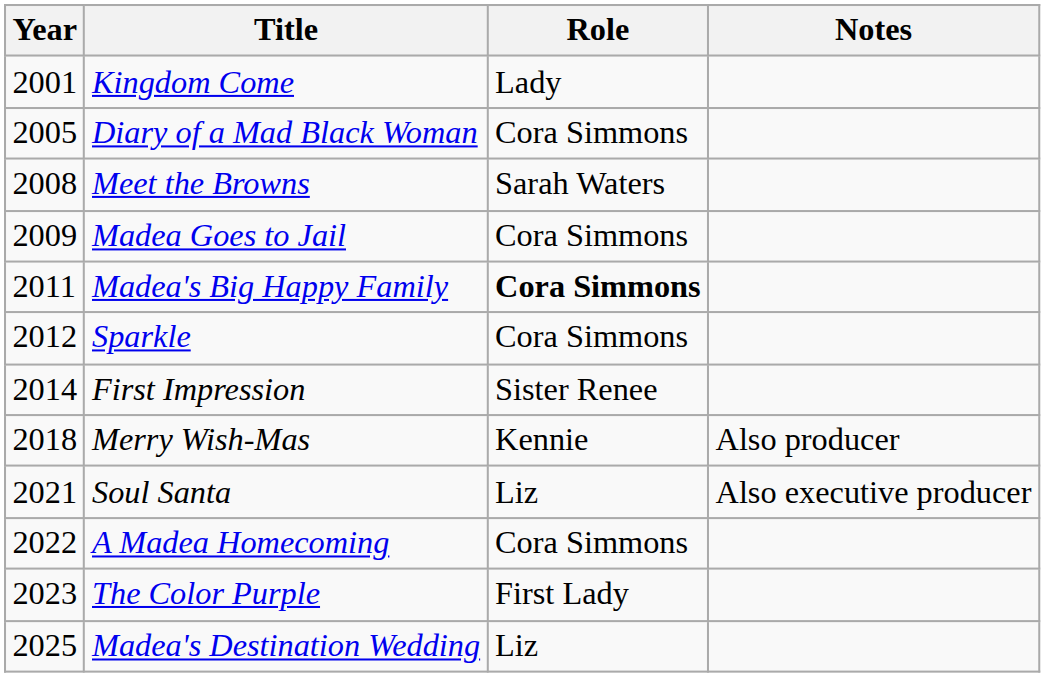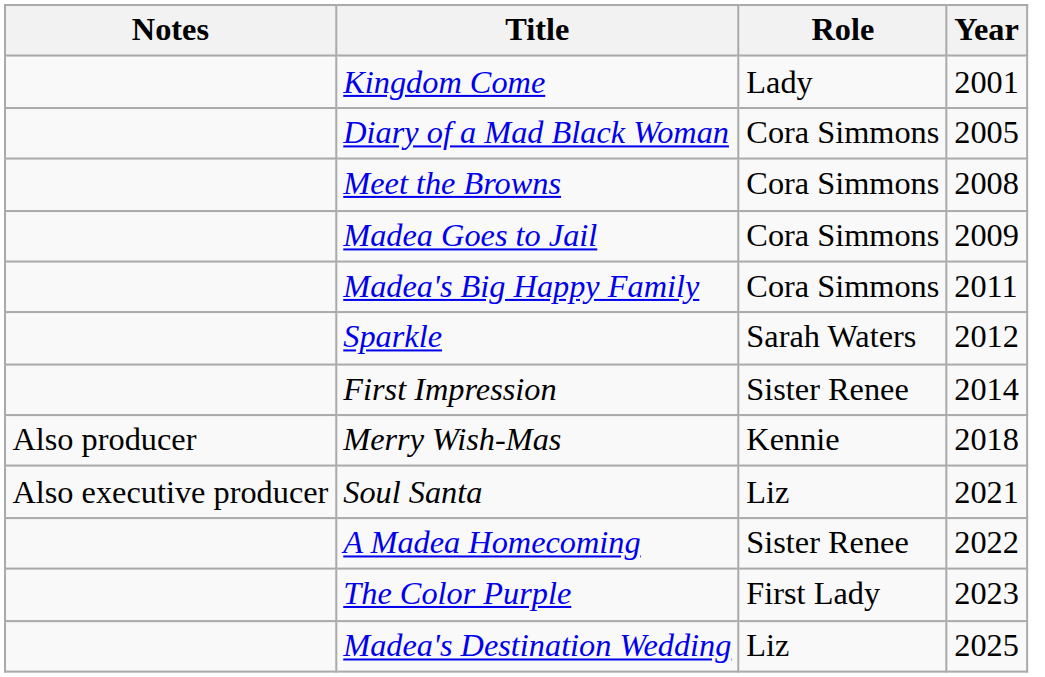columns swapped: (45, 30) <-> (873, 30)
(580, 183) Sarah Waters -> (843, 183) Cora Simmons
(598, 286) bold -> (843, 286) normal
(592, 337) Cora Simmons -> (831, 337) Sarah Waters
(592, 542) Cora Simmons -> (828, 542) Sister Renee
